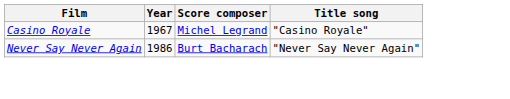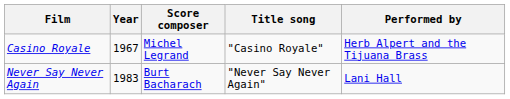+ column: (423, 19)
(160, 48) 1986 -> (126, 79) 1983
